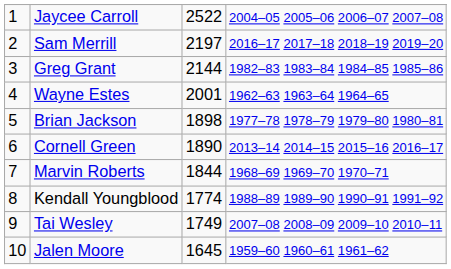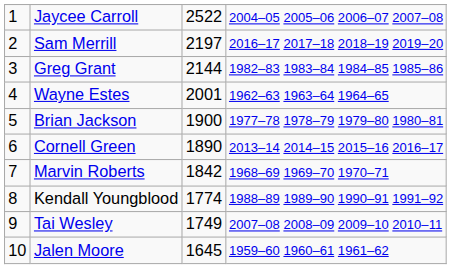(204, 120) 1898 -> (204, 120) 1900
(204, 172) 1844 -> (204, 172) 1842
